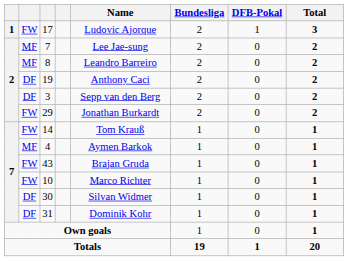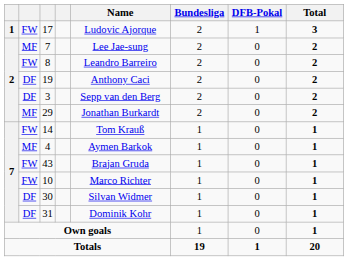(29, 63) MF -> (29, 63) FW
(29, 113) FW -> (29, 113) MF
